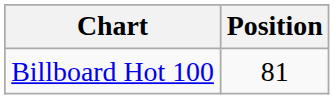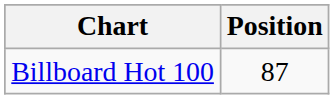(275, 70) 81 -> (275, 70) 87
